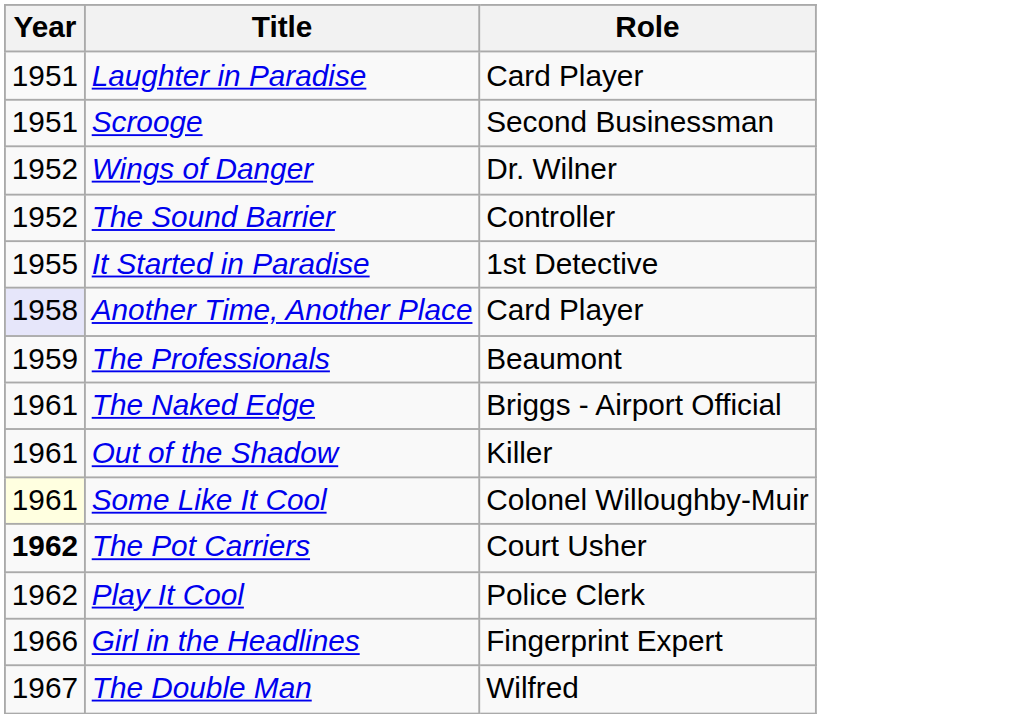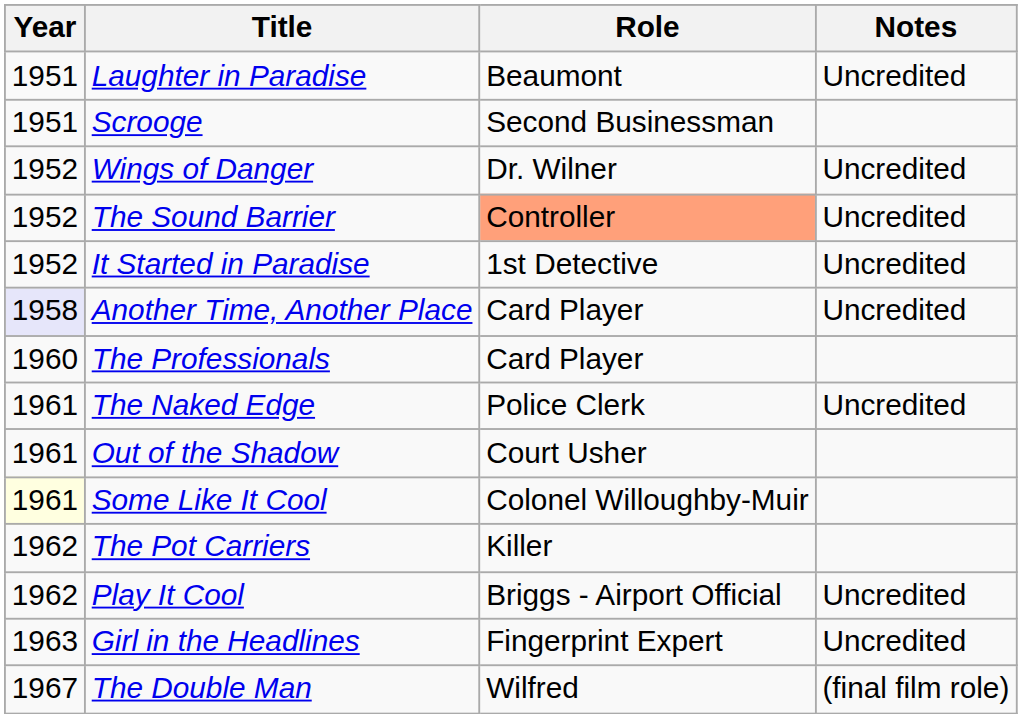+ column: (916, 28)
(565, 75) Card Player -> (554, 75) Beaumont
(551, 216) no background -> (551, 216) lightsalmon background
(45, 264) 1955 -> (45, 264) 1952
(45, 358) 1959 -> (45, 358) 1960
(554, 358) Beaumont -> (565, 358) Card Player
(634, 405) Briggs - Airport Official -> (566, 405) Police Clerk
(519, 452) Killer -> (566, 452) Court Usher
(45, 547) bold -> (45, 547) normal
(566, 547) Court Usher -> (519, 547) Killer
(566, 594) Police Clerk -> (634, 594) Briggs - Airport Official
(45, 641) 1966 -> (45, 641) 1963
